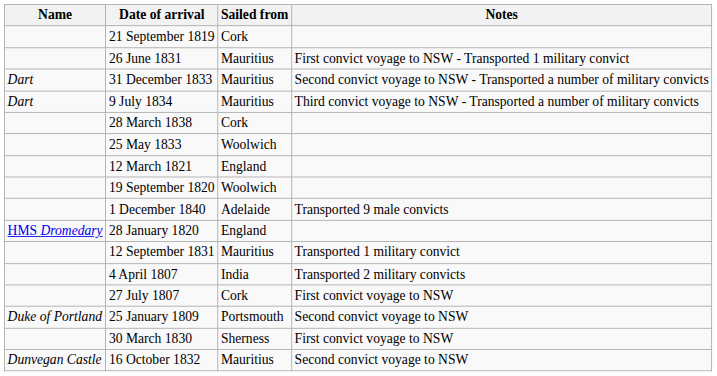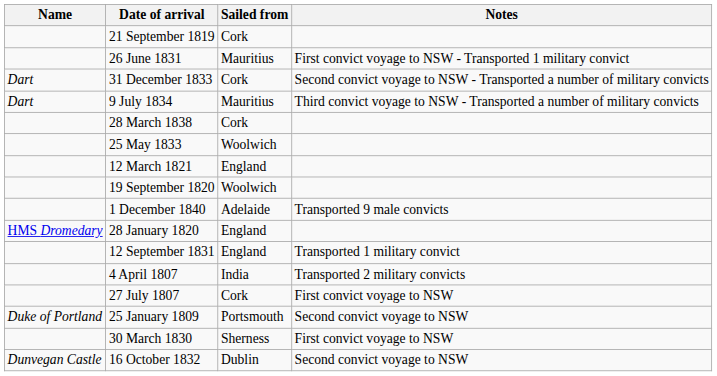(247, 79) Mauritius -> (235, 79) Cork
(247, 252) Mauritius -> (244, 252) England
(247, 360) Mauritius -> (240, 360) Dublin
